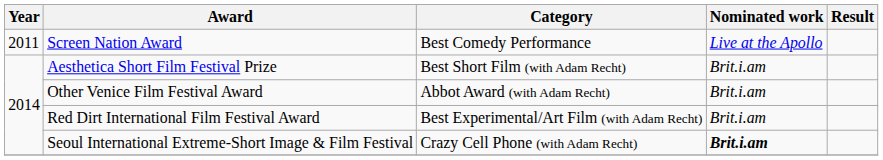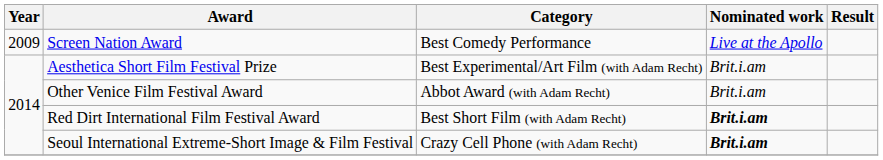(24, 42) 2011 -> (24, 42) 2009
(523, 67) Best Short Film (with Adam Recht) -> (561, 67) Best Experimental/Art Film (with Adam Recht)
(561, 117) Best Experimental/Art Film (with Adam Recht) -> (523, 117) Best Short Film (with Adam Recht)
(738, 117) normal -> (739, 117) bold
